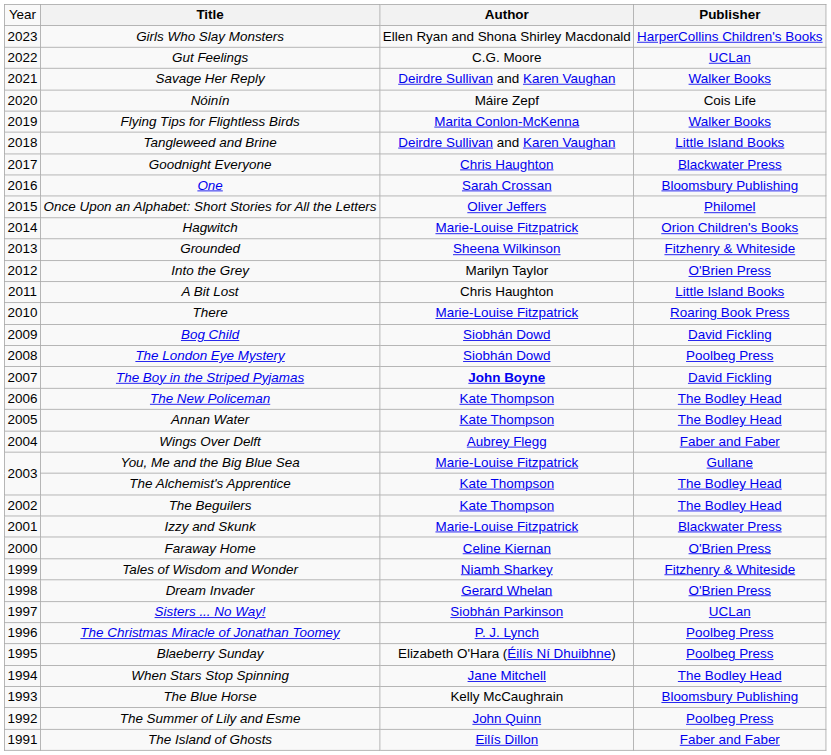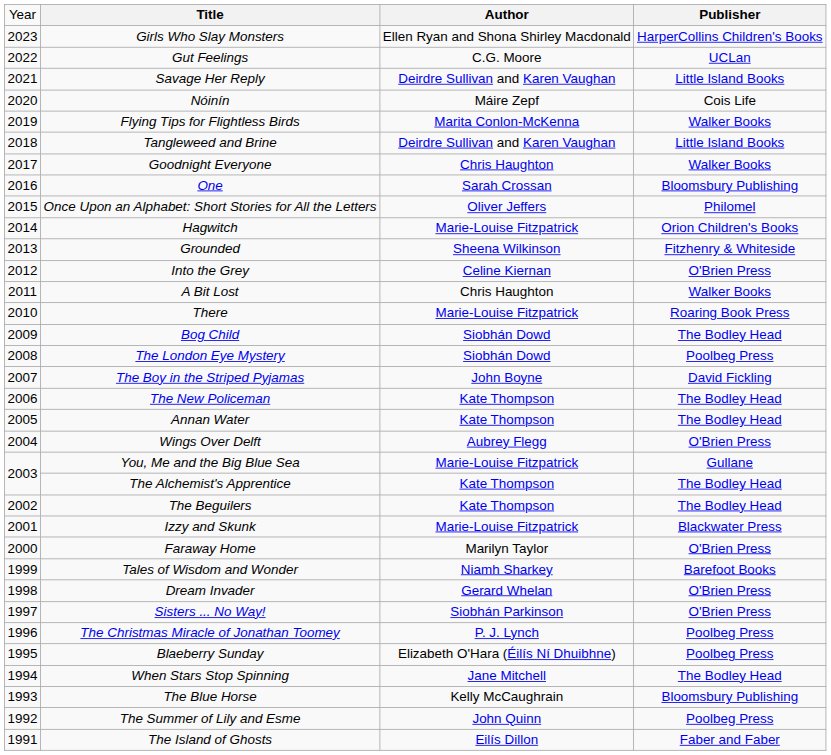(730, 79) Walker Books -> (730, 79) Little Island Books
(730, 164) Blackwater Press -> (730, 164) Walker Books
(507, 270) Marilyn Taylor -> (507, 270) Celine Kiernan
(730, 292) Little Island Books -> (730, 292) Walker Books
(730, 334) David Fickling -> (730, 334) The Bodley Head
(507, 377) bold -> (507, 377) normal
(730, 441) Faber and Faber -> (730, 441) O'Brien Press
(507, 548) Celine Kiernan -> (507, 548) Marilyn Taylor
(730, 569) Fitzhenry & Whiteside -> (730, 569) Barefoot Books
(730, 611) UCLan -> (730, 611) O'Brien Press
